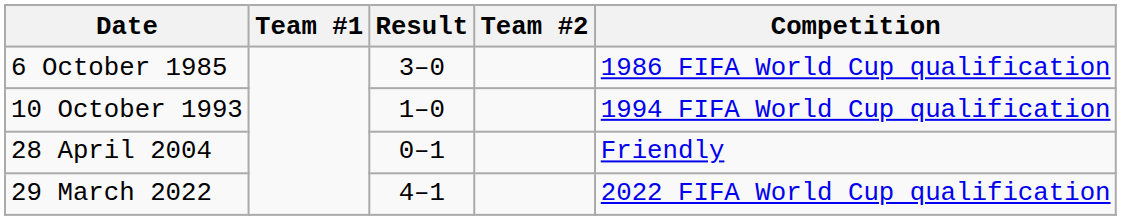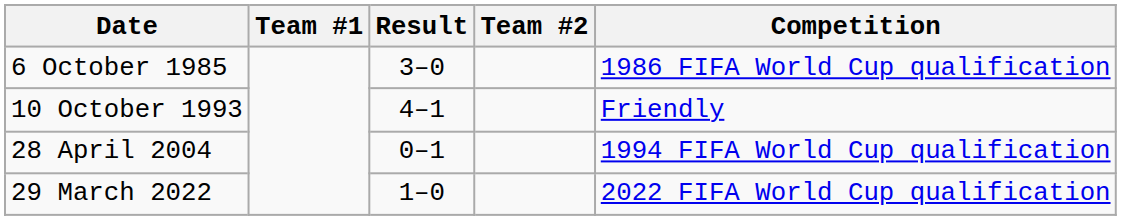(422, 110) 1–0 -> (422, 110) 4–1
(856, 110) 1994 FIFA World Cup qualification -> (663, 110) Friendly
(663, 152) Friendly -> (856, 152) 1994 FIFA World Cup qualification
(422, 194) 4–1 -> (422, 194) 1–0
